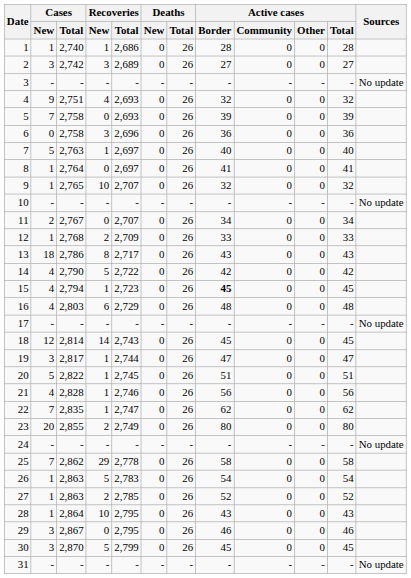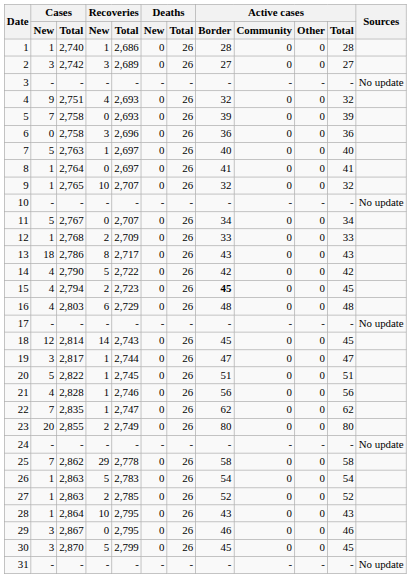(51, 220) 2 -> (51, 220) 5
(107, 289) 1 -> (107, 289) 2
